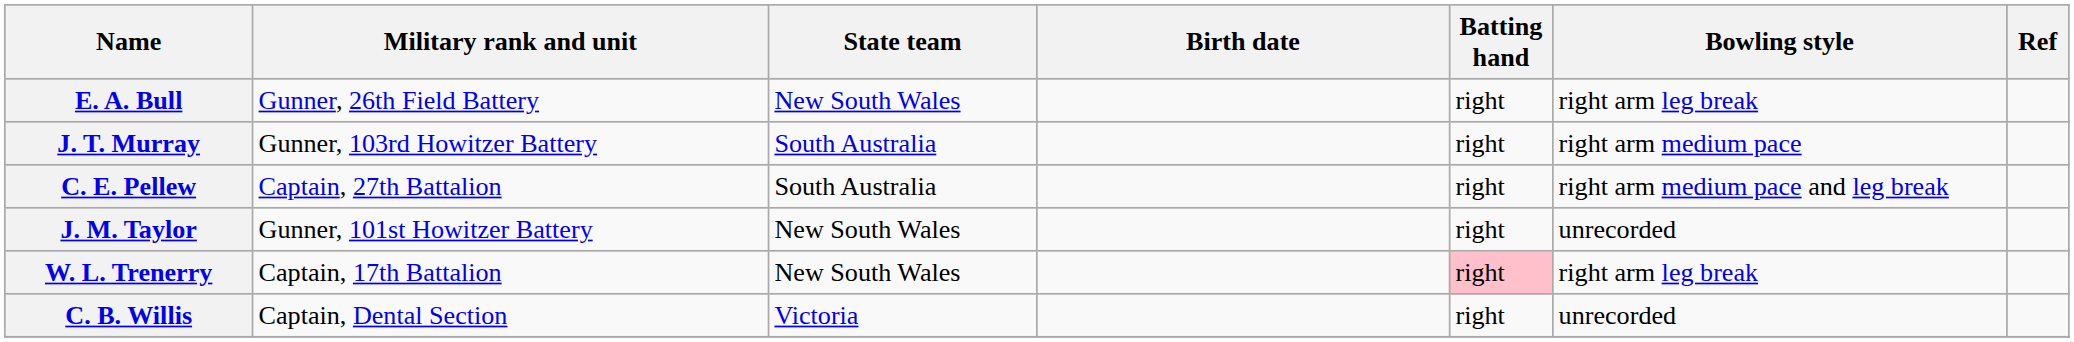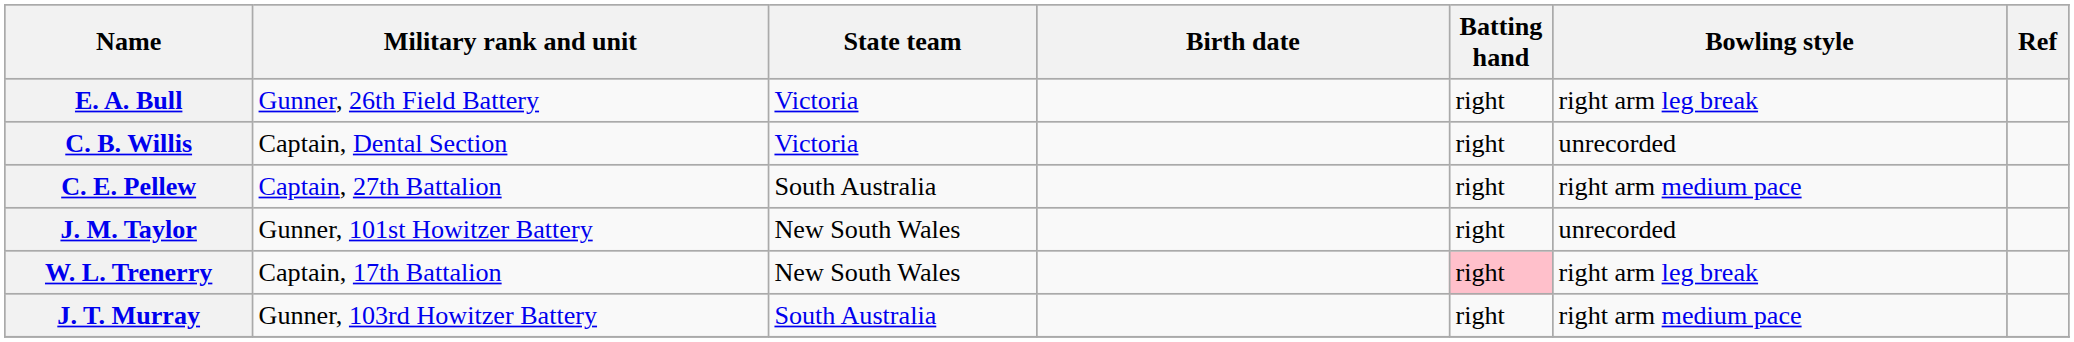(867, 100) New South Wales -> (816, 100) Victoria
rows swapped: (129, 143) <-> (129, 315)
(1754, 186) right arm medium pace and leg break -> (1680, 186) right arm medium pace
